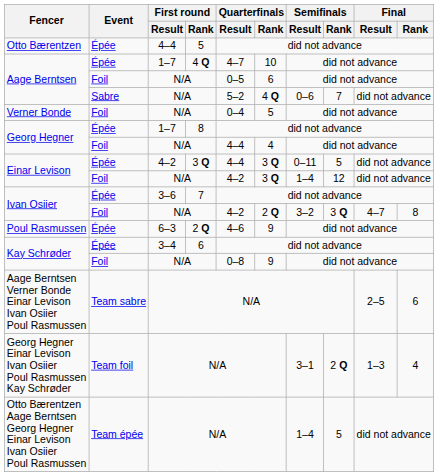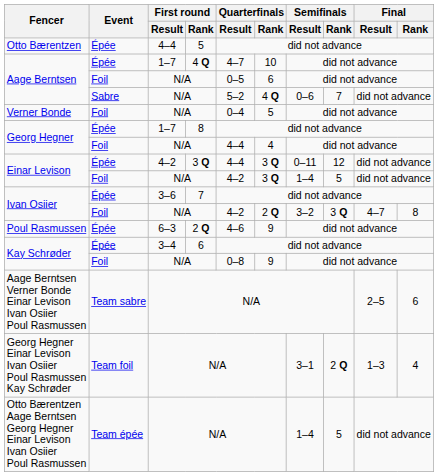(339, 163) 5 -> (339, 163) 12
(339, 179) 12 -> (339, 179) 5
